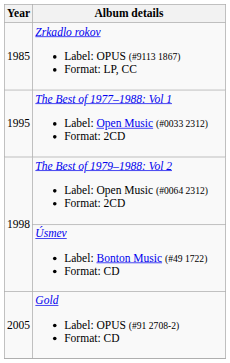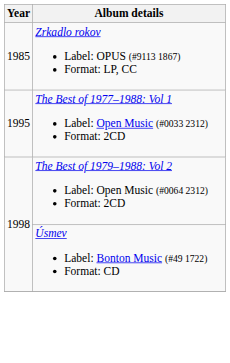- row: (129, 319)
